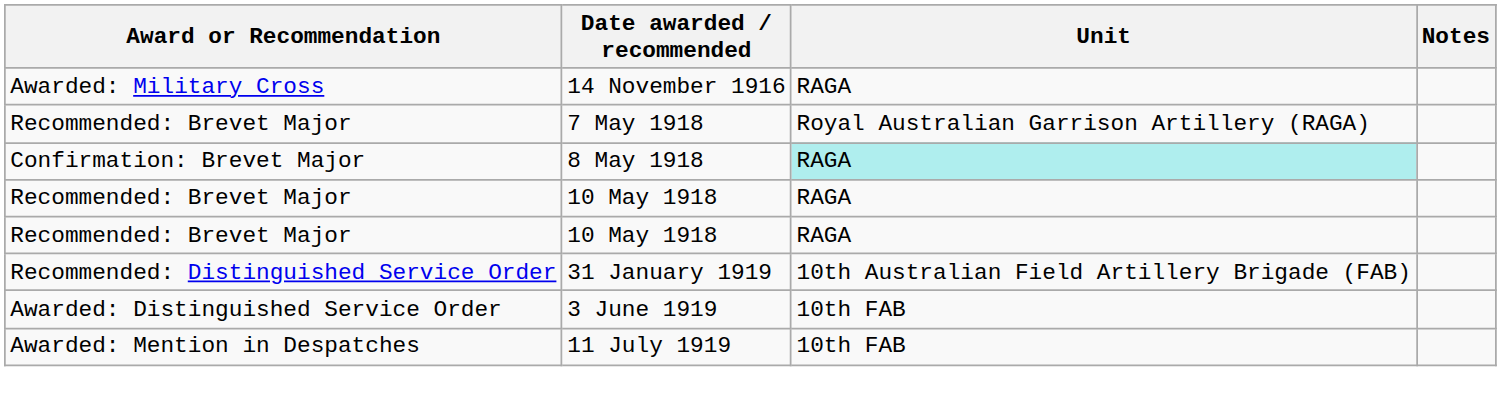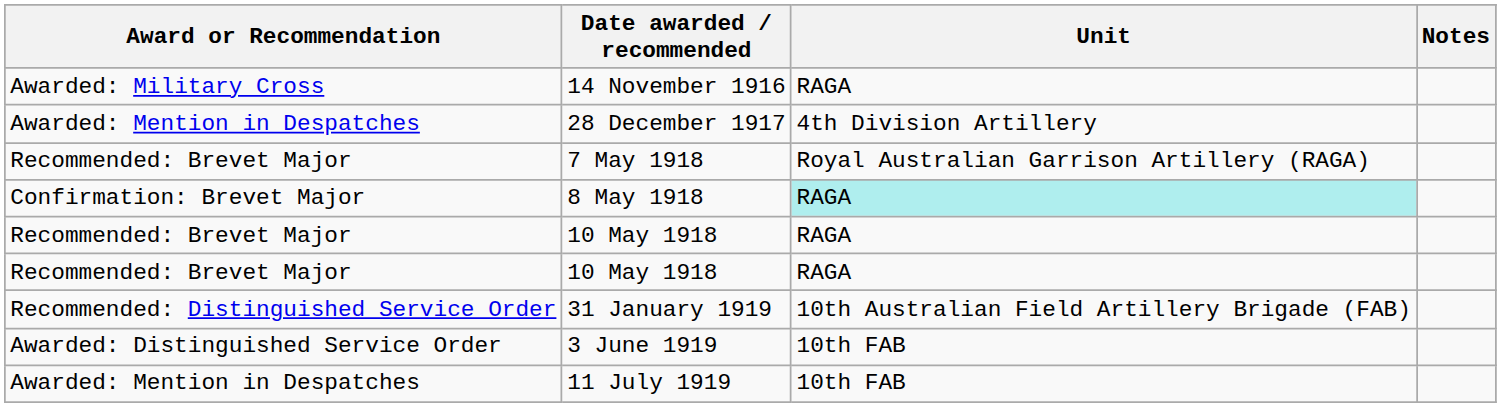+ row: (215, 124)
